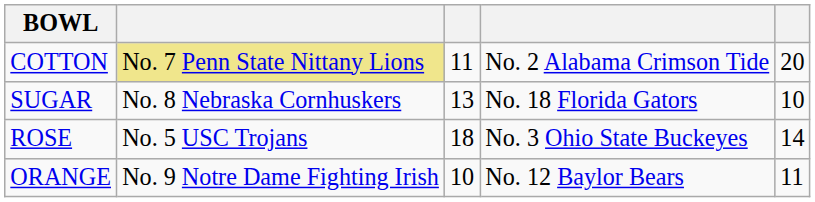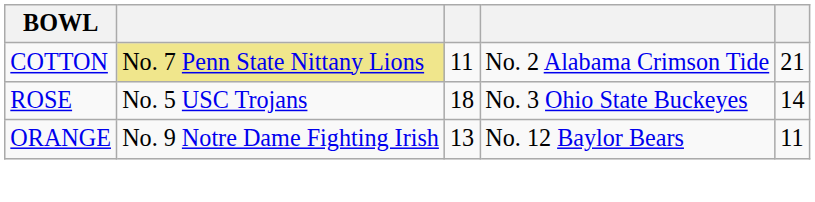(792, 61) 20 -> (792, 61) 21
- row: (51, 100)
(462, 176) 10 -> (462, 138) 13
